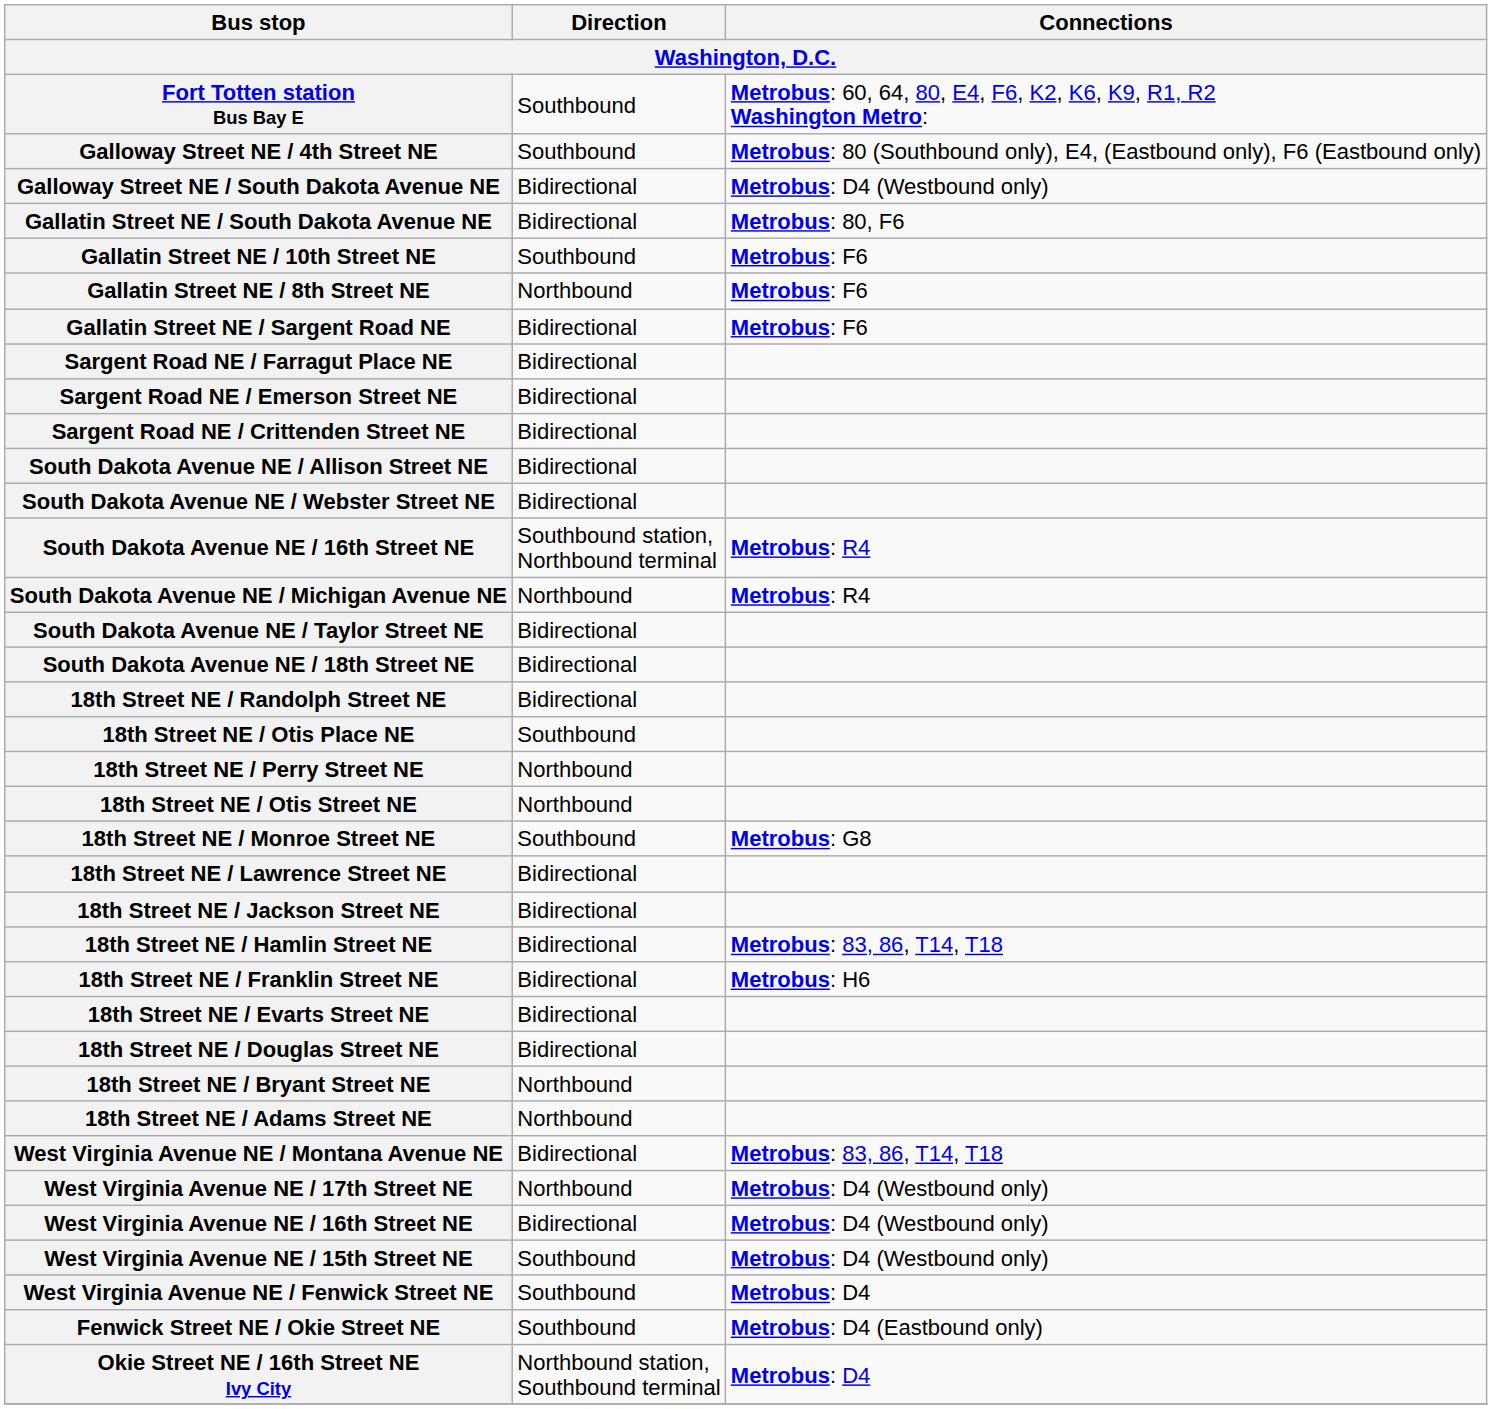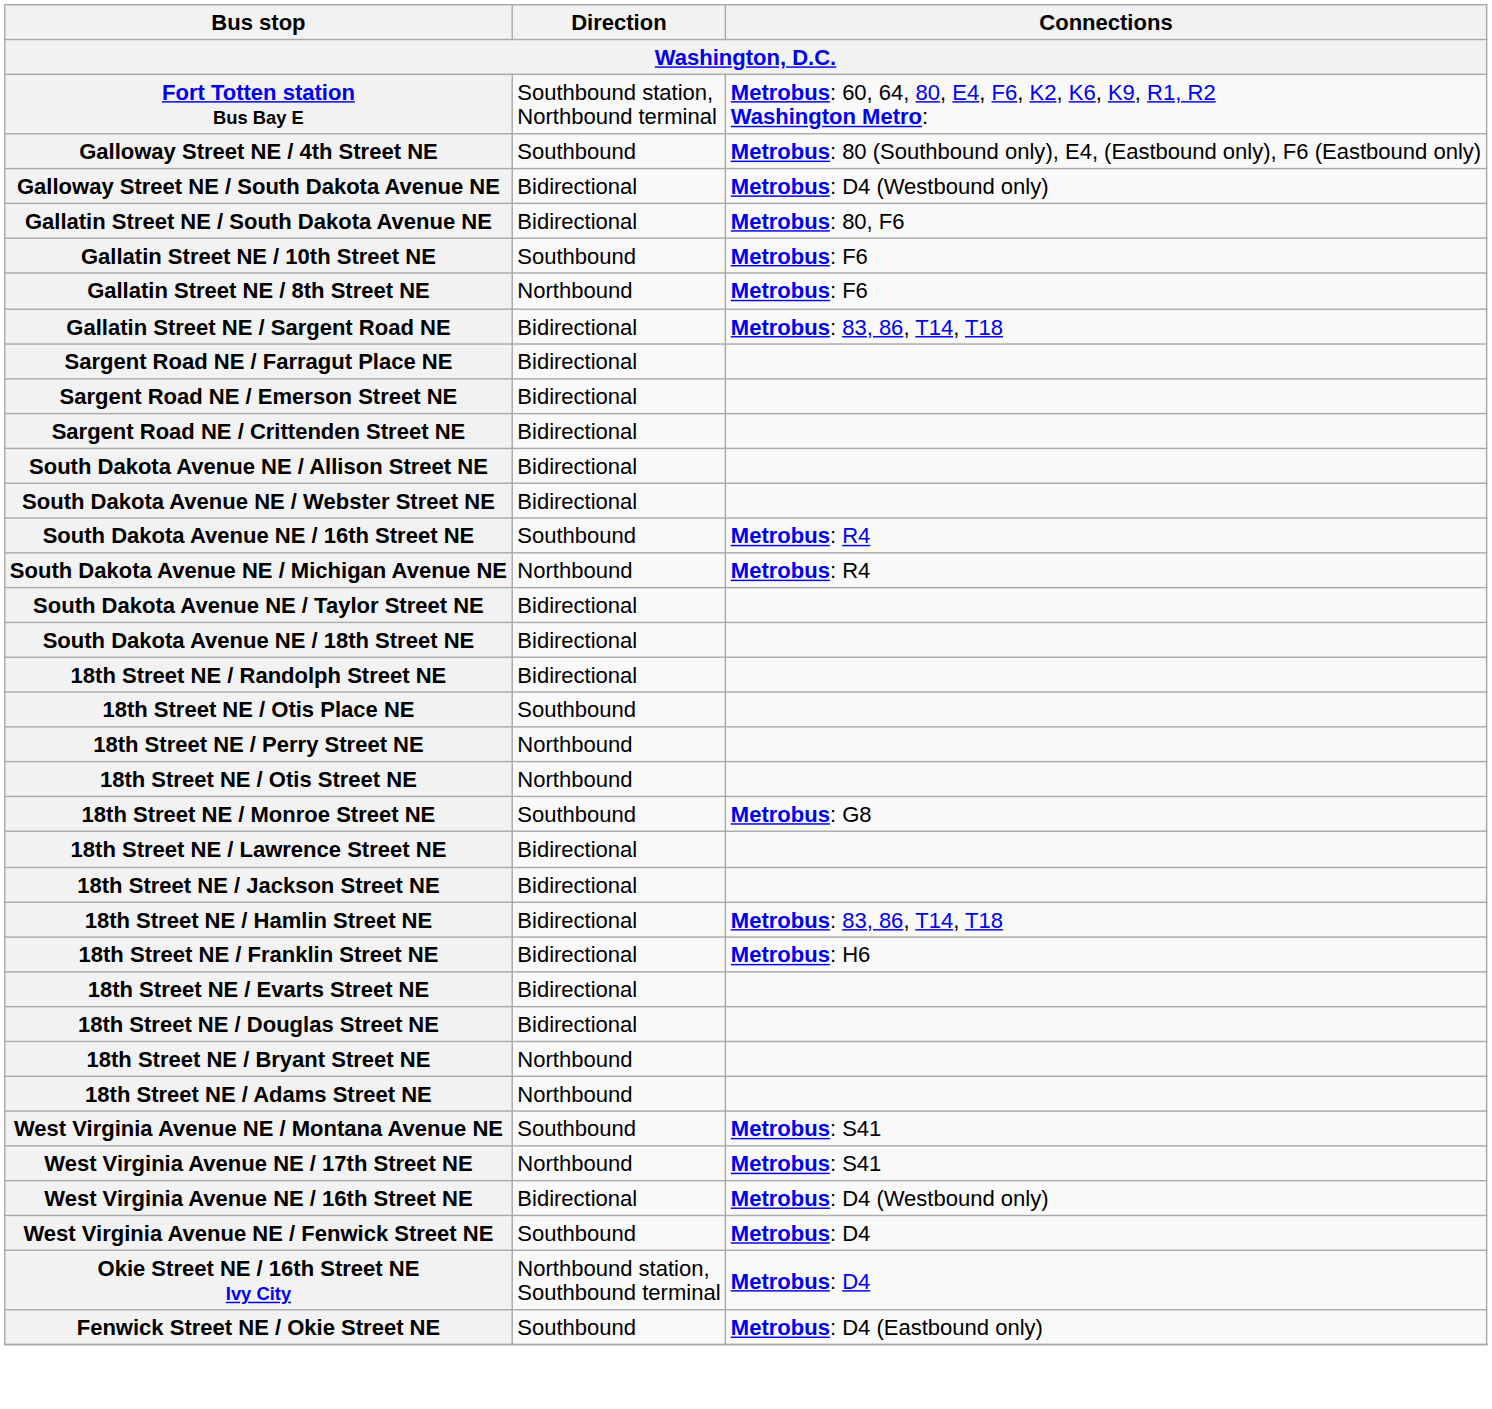(577, 104) Southbound -> (617, 104) Southbound station, Northbound terminal
(799, 326) Metrobus: F6 -> (867, 326) Metrobus: 83, 86, T14, T18
(617, 548) Southbound station, Northbound terminal -> (577, 535) Southbound
(577, 1153) Bidirectional -> (577, 1129) Southbound
(867, 1153) Metrobus: 83, 86, T14, T18 -> (806, 1129) Metrobus: S41
(890, 1188) Metrobus: D4 (Westbound only) -> (806, 1164) Metrobus: S41
- row: (258, 1258)
rows swapped: (258, 1328) <-> (258, 1375)
